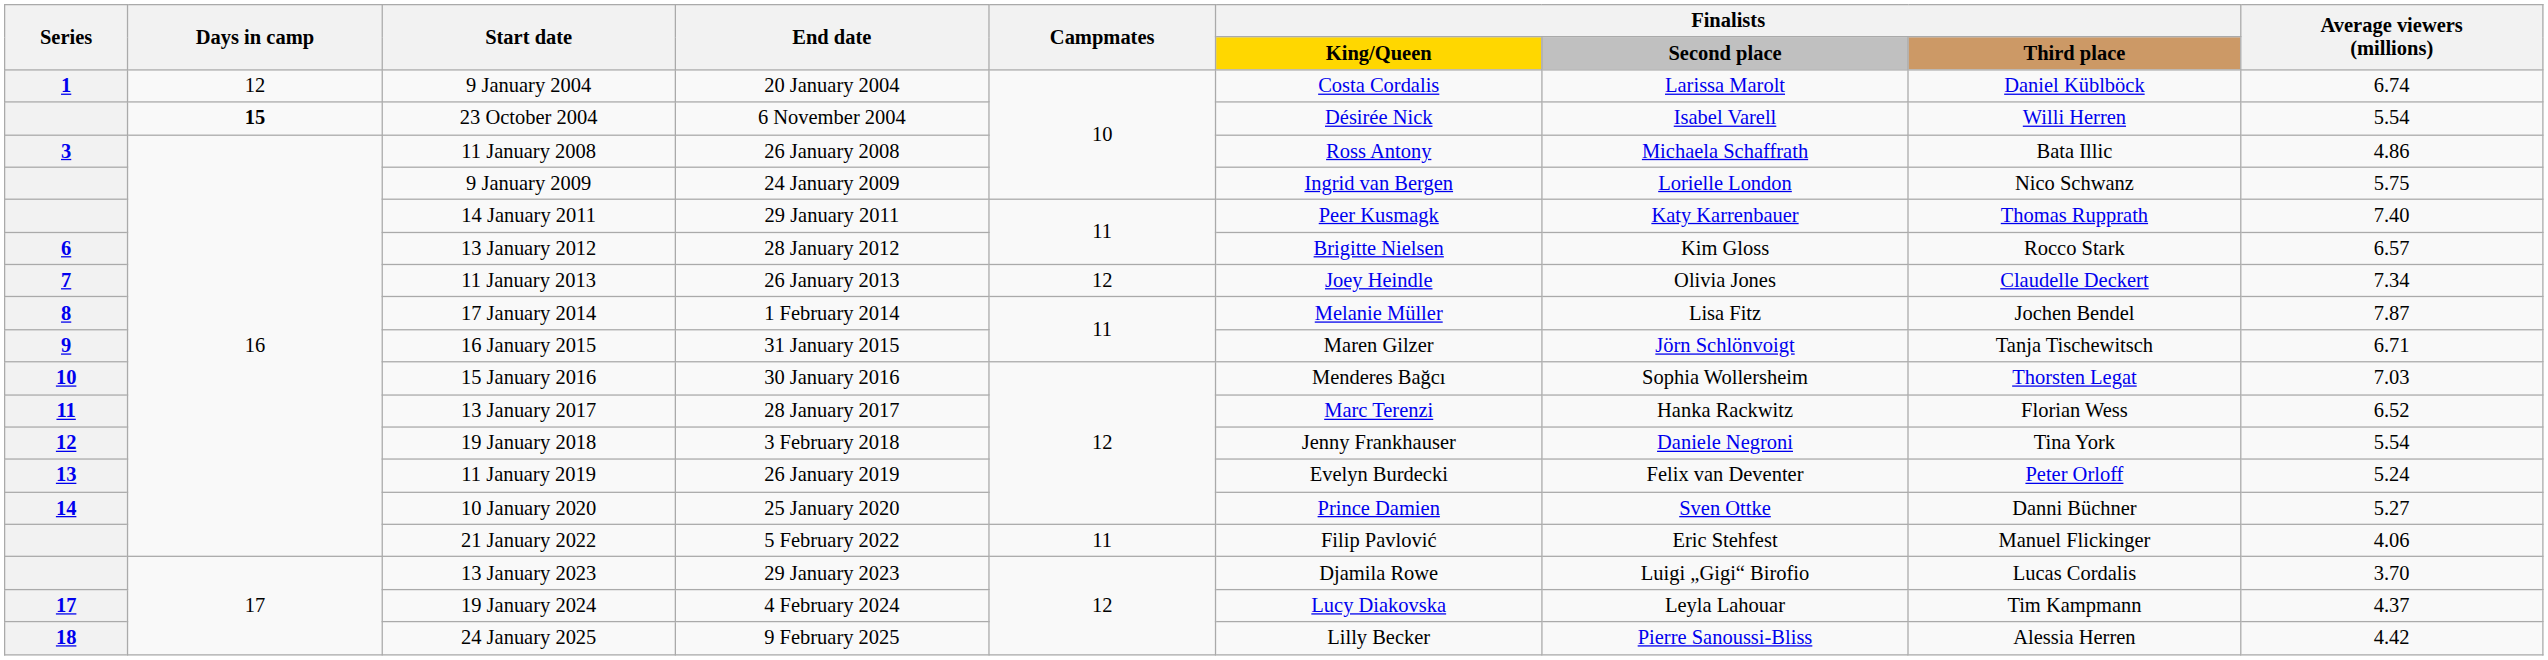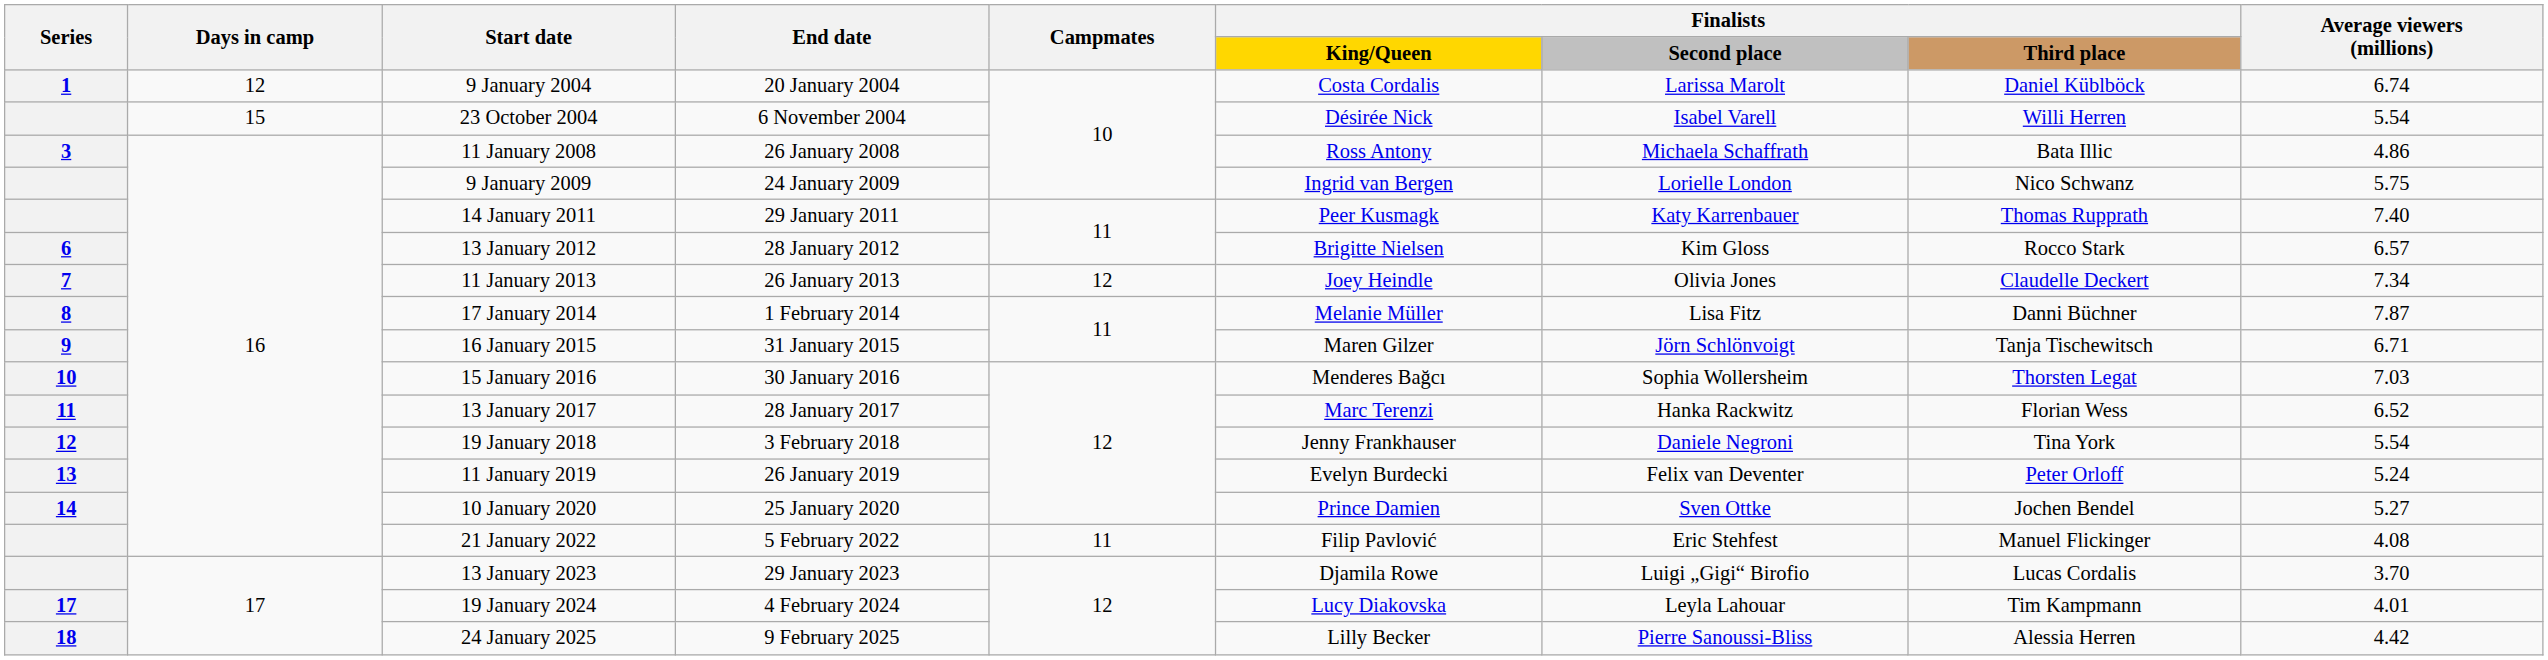(255, 118) bold -> (255, 118) normal
(2074, 313) Jochen Bendel -> (2074, 313) Danni Büchner
(2074, 507) Danni Büchner -> (2074, 507) Jochen Bendel
(2392, 540) 4.06 -> (2392, 540) 4.08
(2392, 605) 4.37 -> (2392, 605) 4.01
